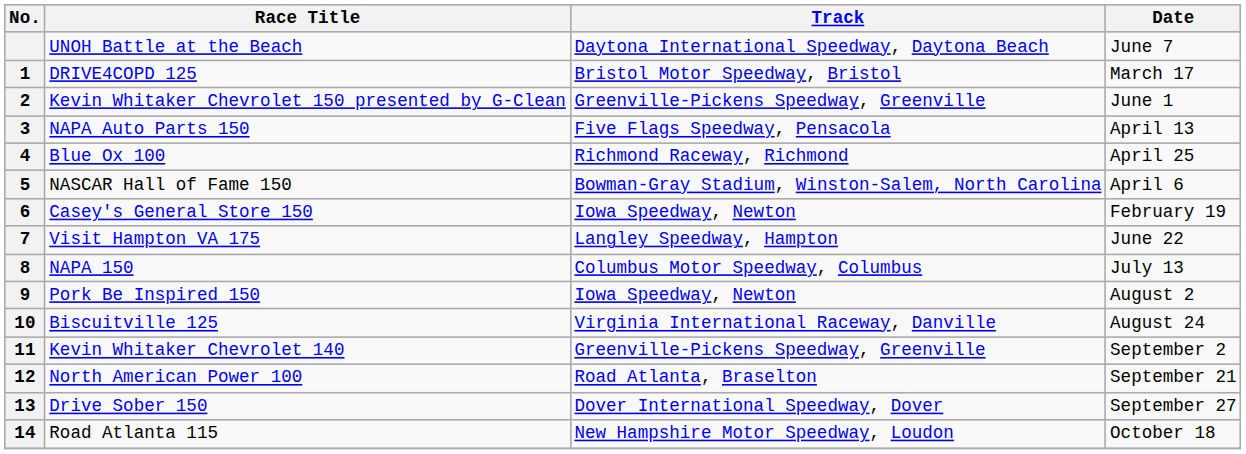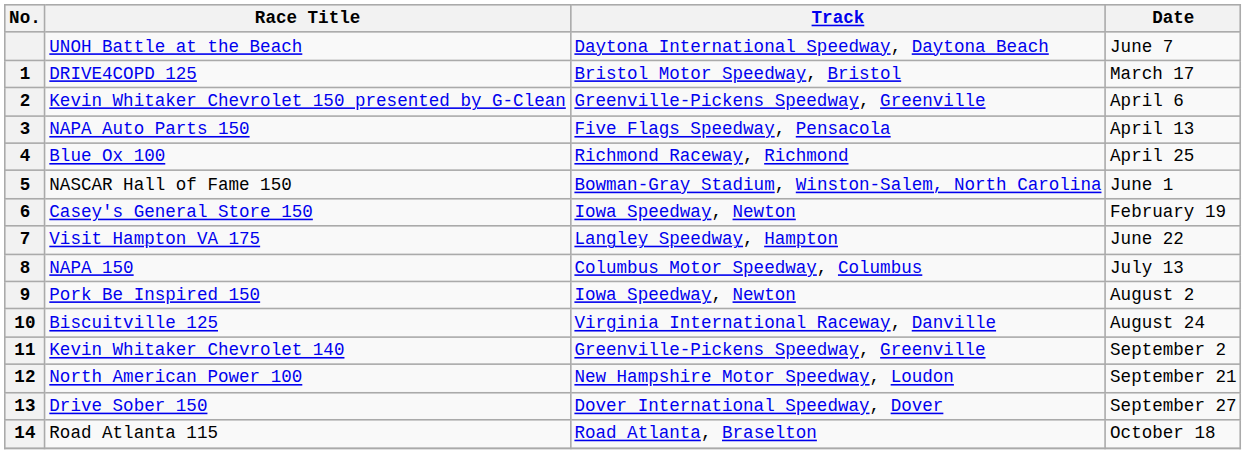(1142, 102) June 1 -> (1147, 102) April 6
(1147, 185) April 6 -> (1142, 185) June 1
(696, 378) Road Atlanta, Braselton -> (764, 378) New Hampshire Motor Speedway, Loudon
(764, 434) New Hampshire Motor Speedway, Loudon -> (696, 434) Road Atlanta, Braselton
